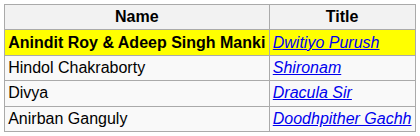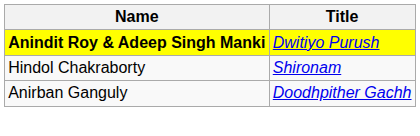- row: (28, 93)
